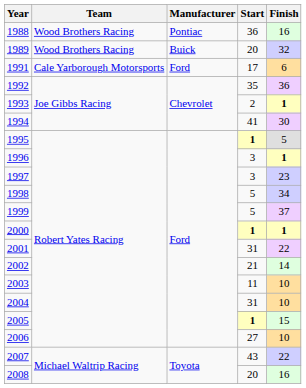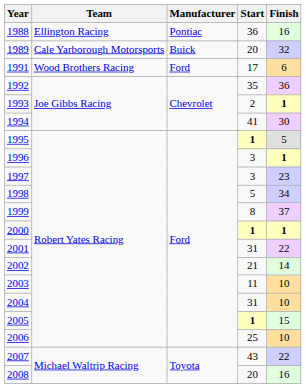(84, 31) Wood Brothers Racing -> (71, 31) Ellington Racing
(84, 50) Wood Brothers Racing -> (99, 50) Cale Yarborough Motorsports
(99, 68) Cale Yarborough Motorsports -> (84, 68) Wood Brothers Racing
(252, 212) 5 -> (252, 212) 8
(252, 338) 27 -> (252, 338) 25
